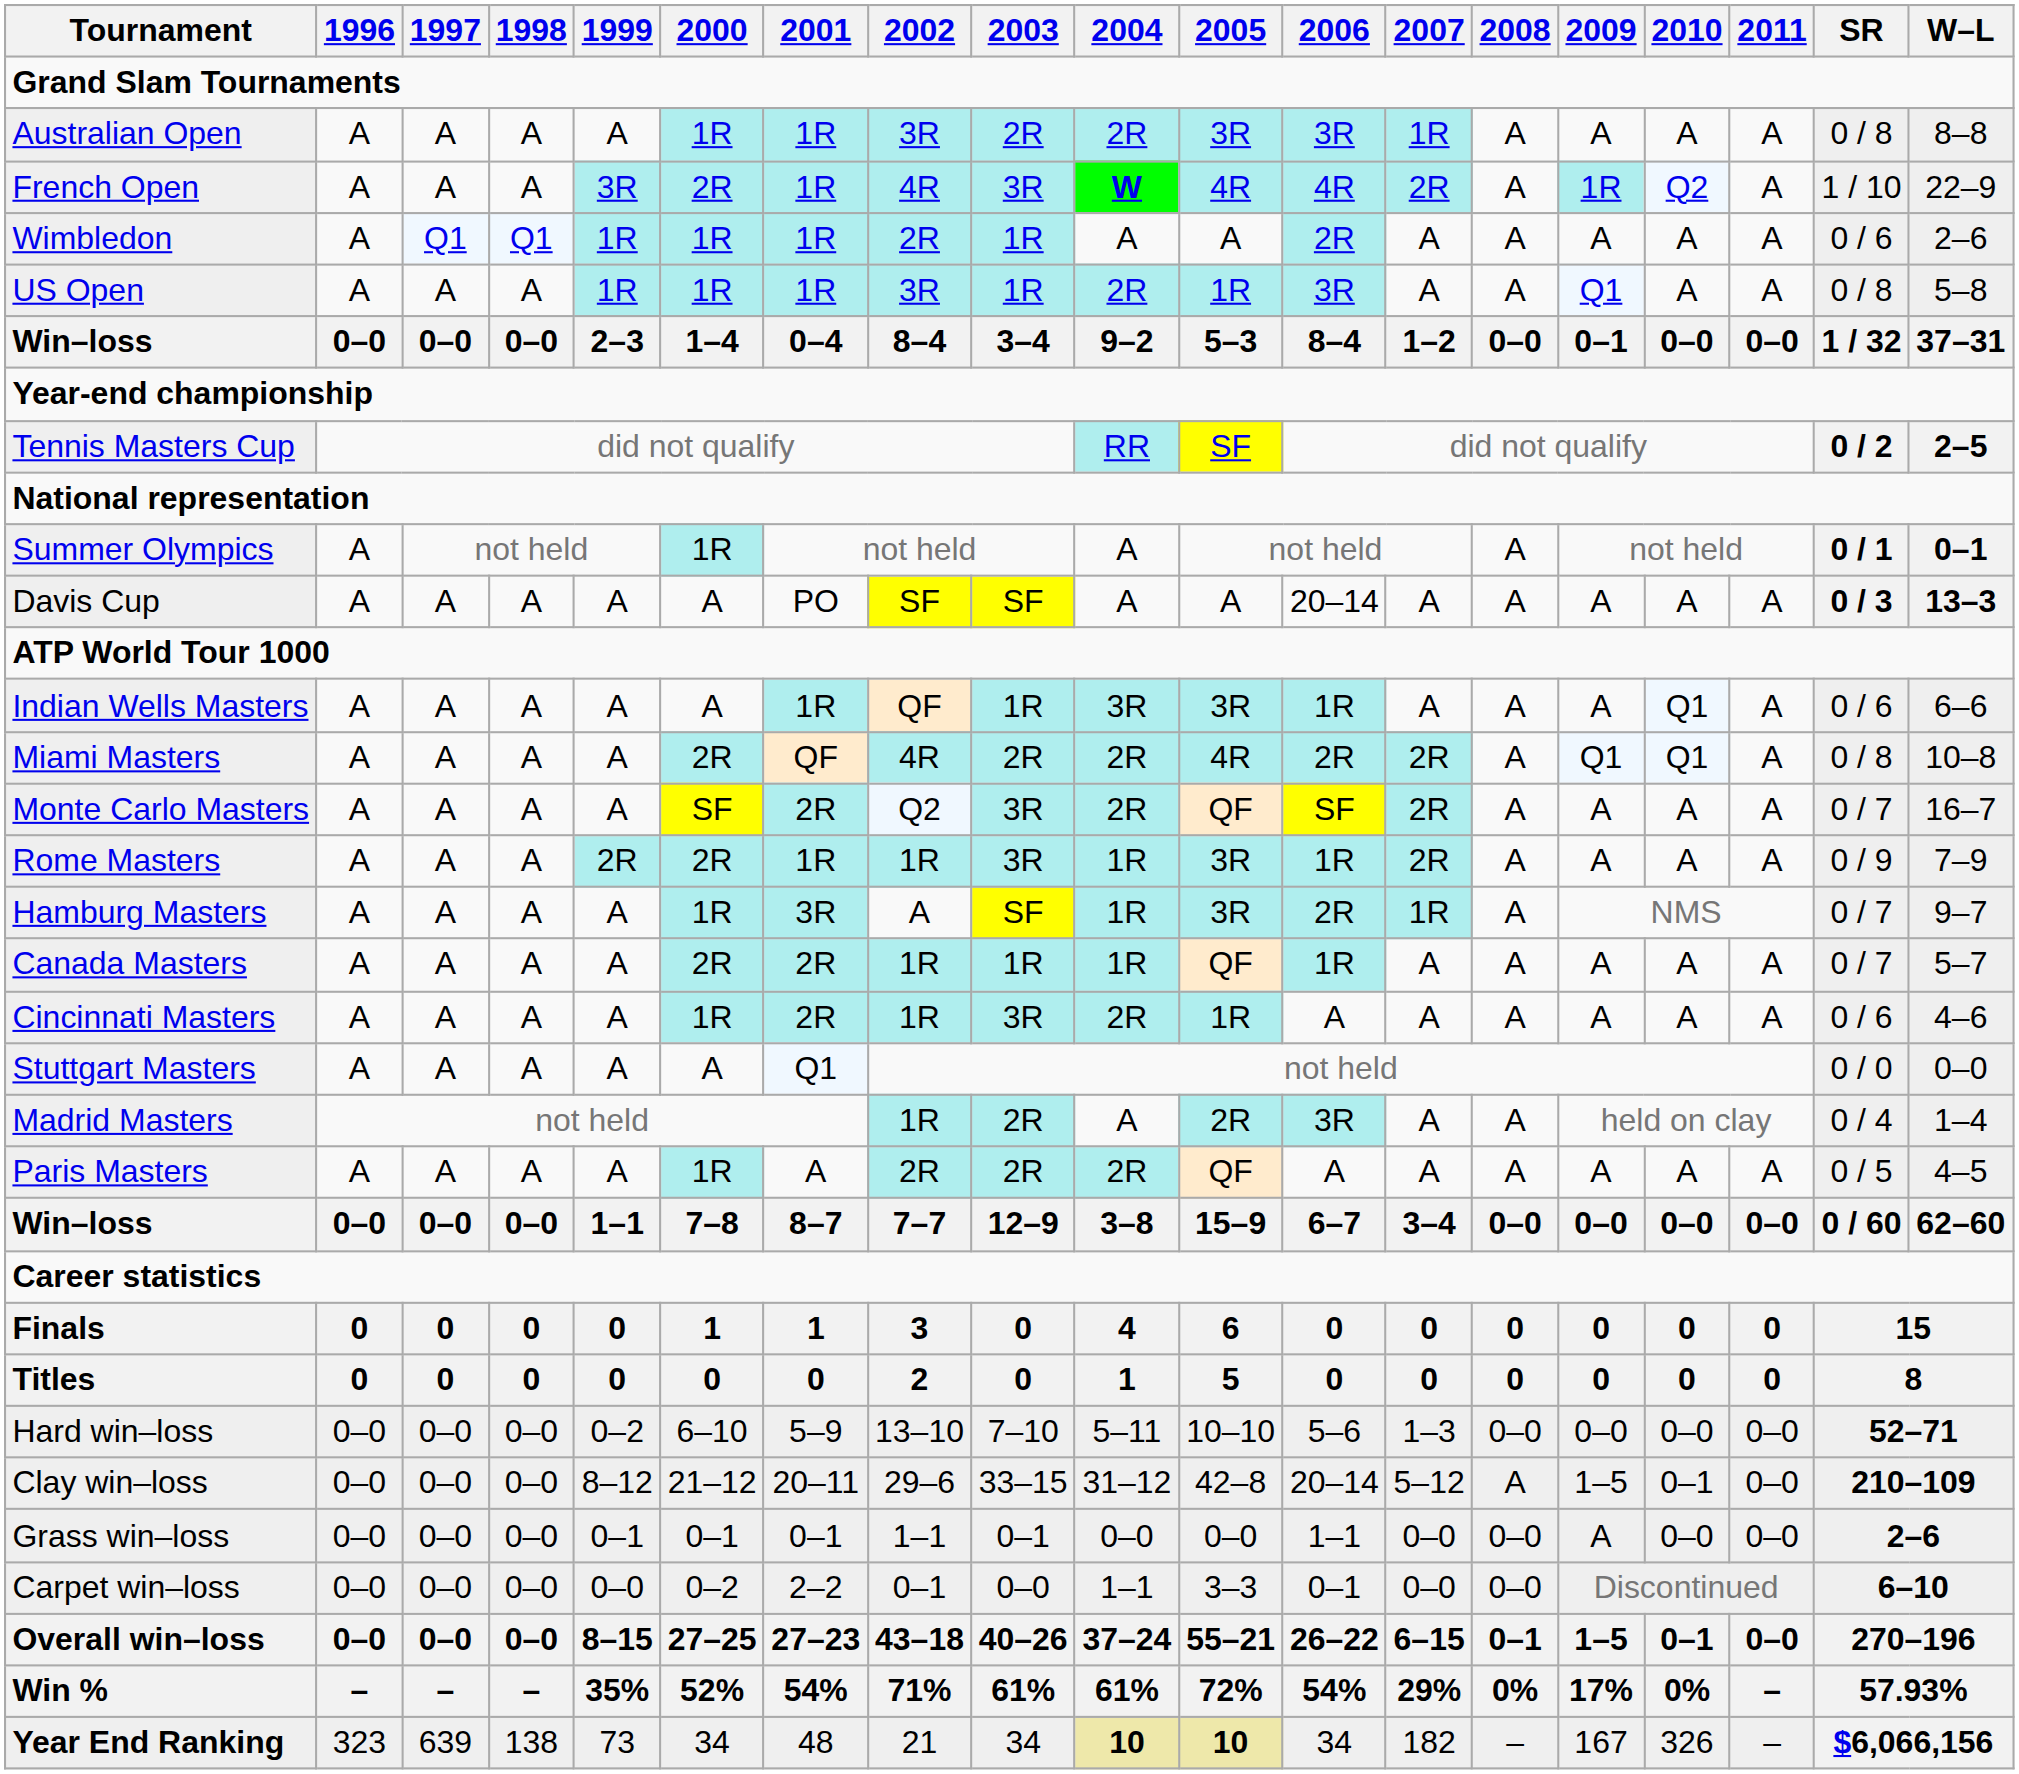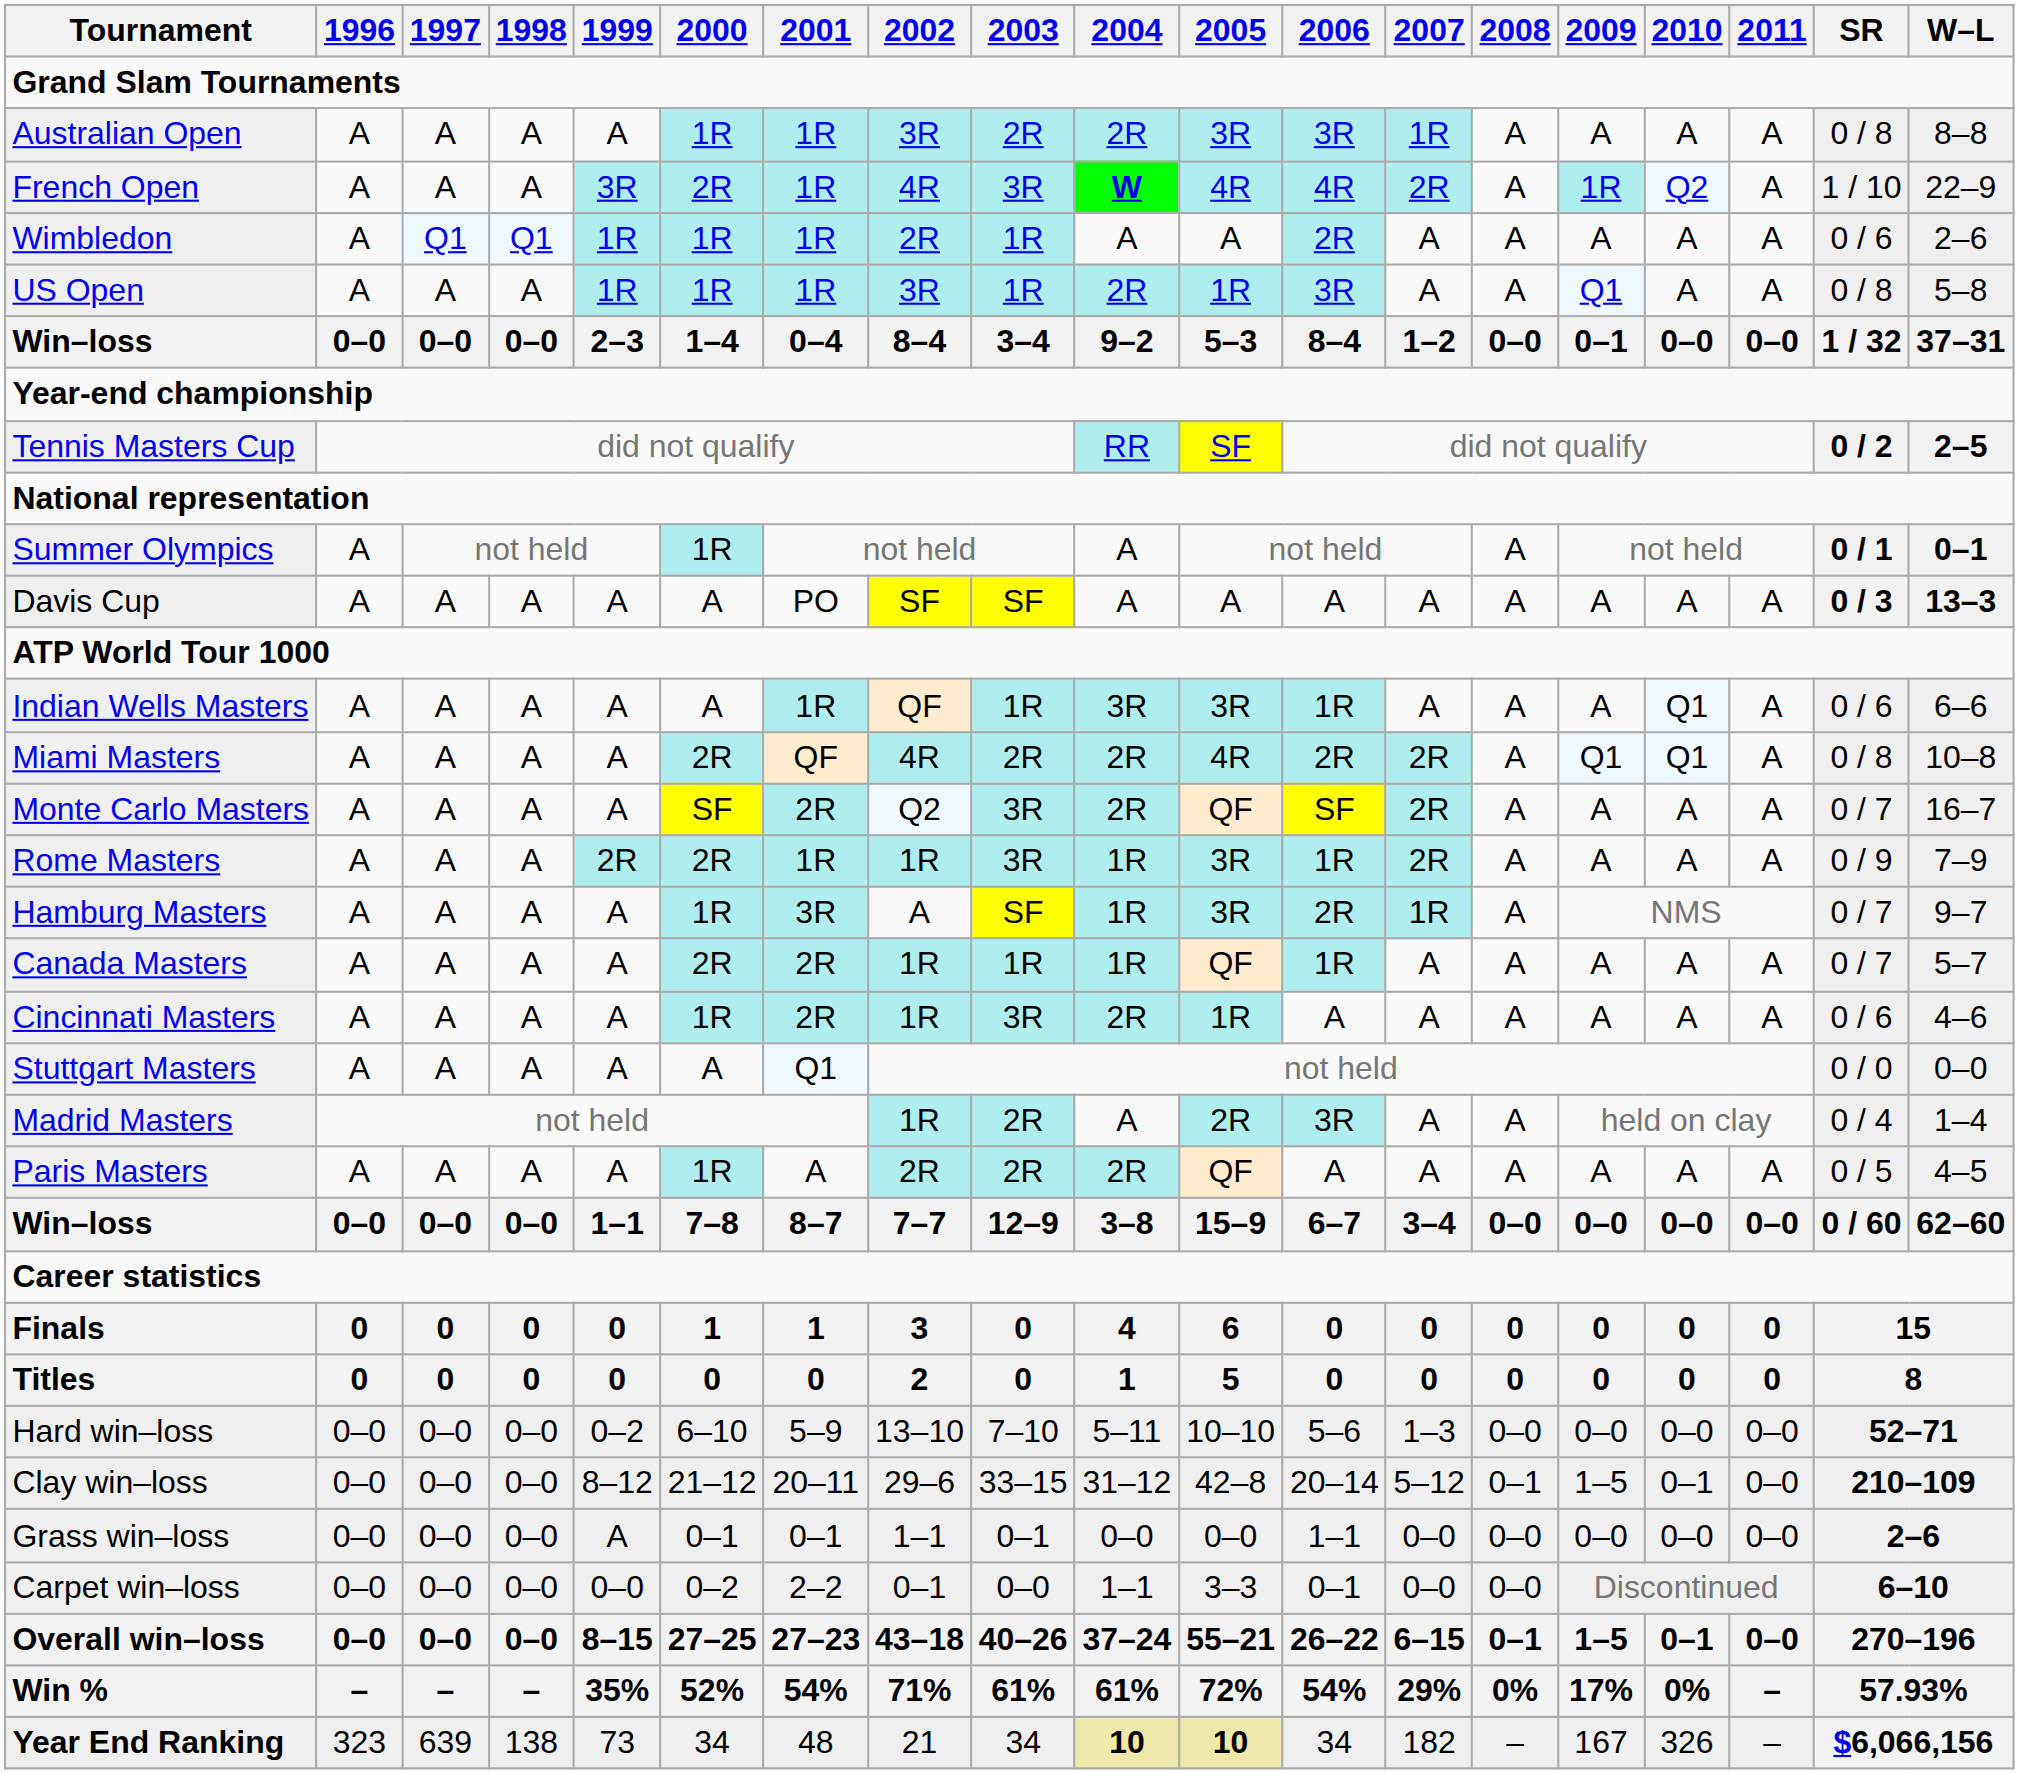(1334, 600) 20–14 -> (1334, 600) A
(1515, 1482) A -> (1515, 1482) 0–1
(617, 1534) 0–1 -> (617, 1534) A
(1601, 1534) A -> (1601, 1534) 0–0
